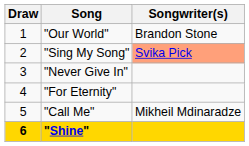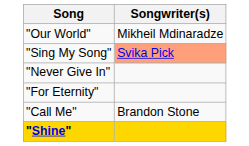- column: (23, 14)
(176, 33) Brandon Stone -> (170, 33) Mikheil Mdinaradze
(188, 111) Mikheil Mdinaradze -> (158, 111) Brandon Stone
